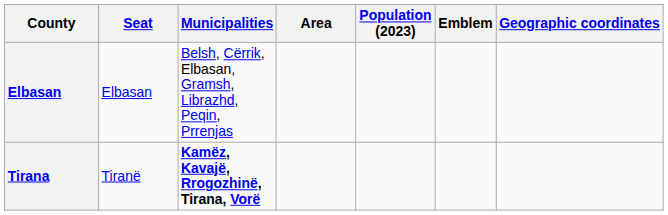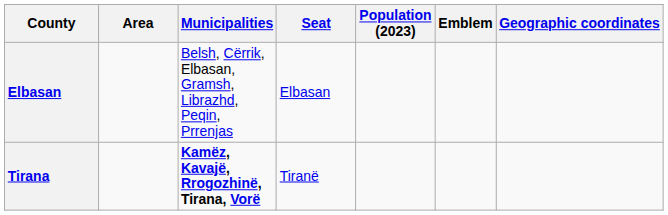columns swapped: (138, 24) <-> (316, 24)
